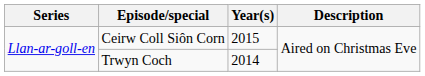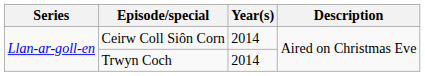(245, 37) 2015 -> (245, 37) 2014
